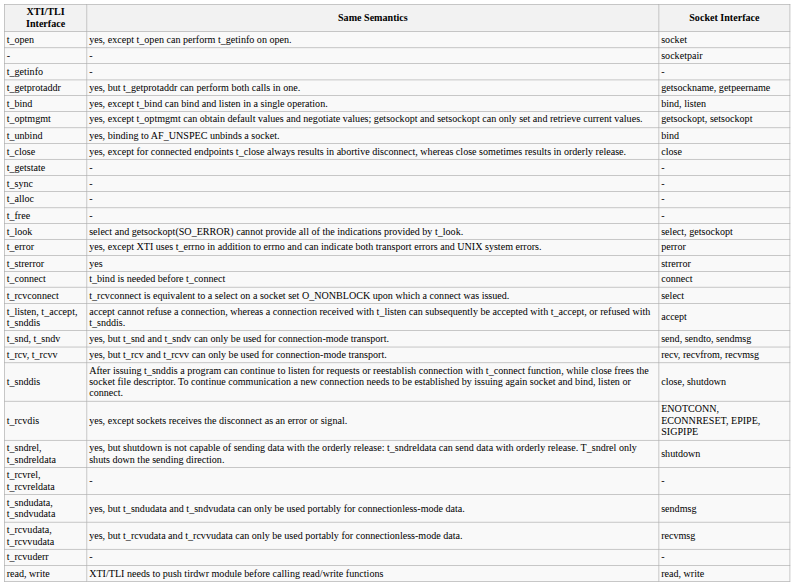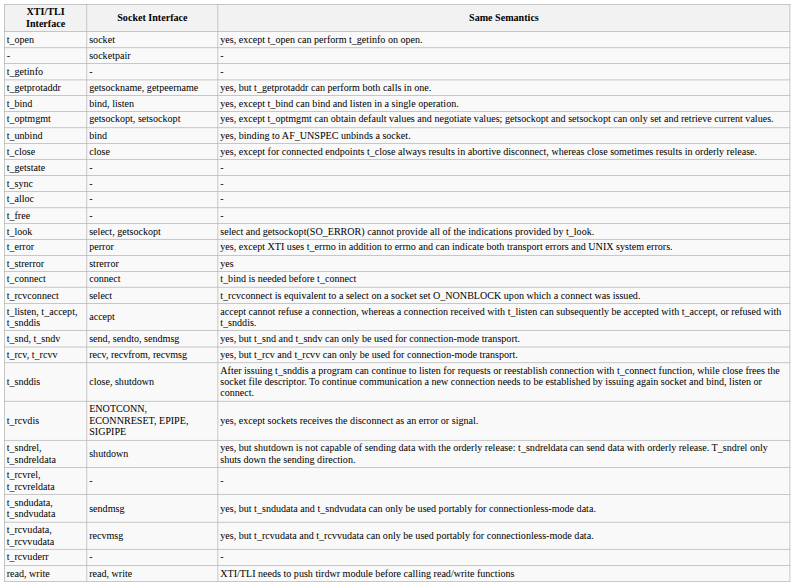columns swapped: (724, 18) <-> (373, 18)
